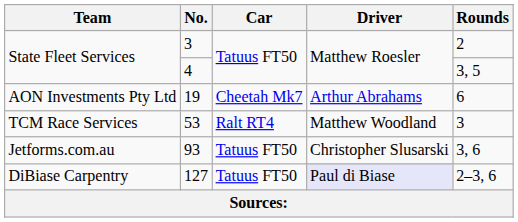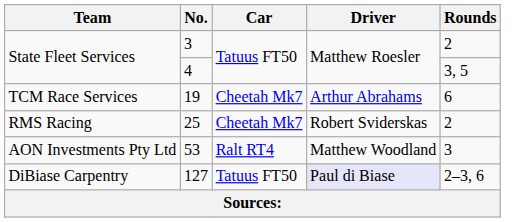(92, 96) AON Investments Pty Ltd -> (73, 96) TCM Race Services
+ row: (192, 123)
(73, 123) TCM Race Services -> (92, 149) AON Investments Pty Ltd
- row: (192, 149)
